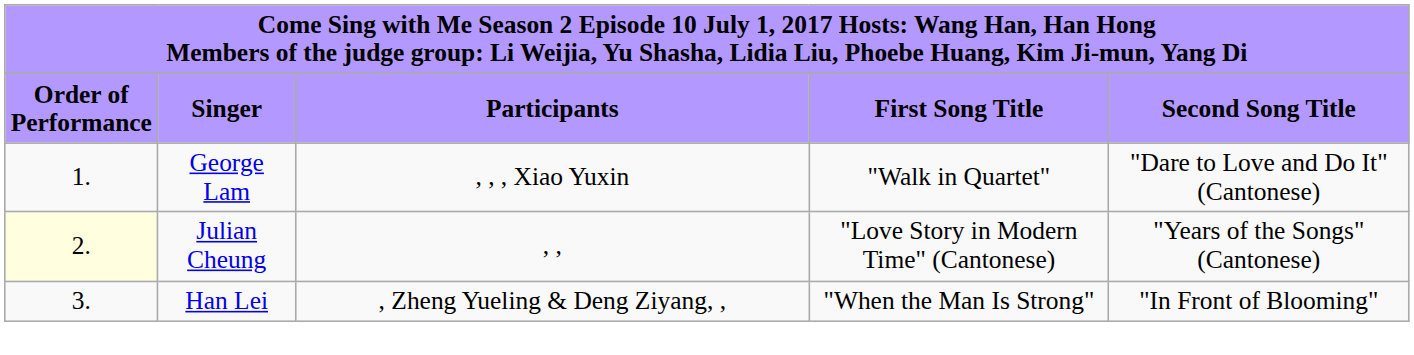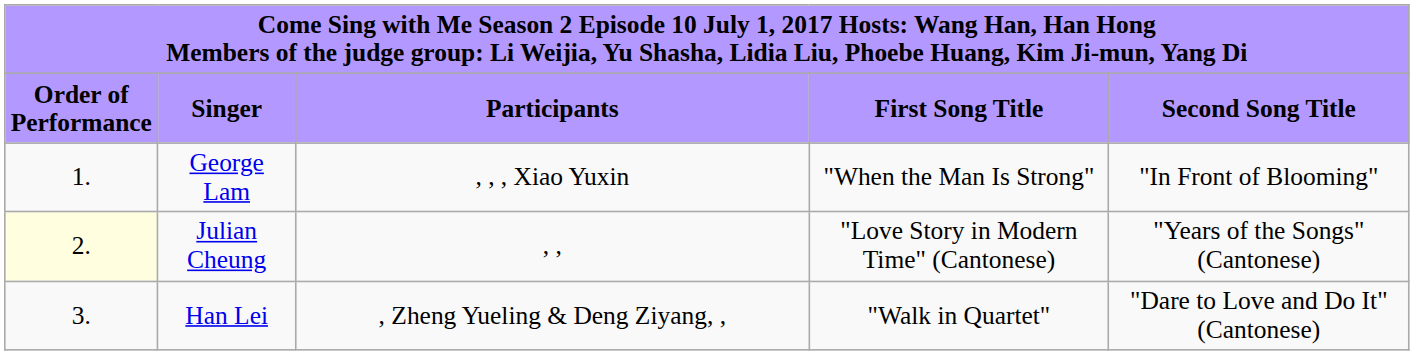(959, 176) "Walk in Quartet" -> (959, 176) "When the Man Is Strong"
(1259, 176) "Dare to Love and Do It" (Cantonese) -> (1259, 176) "In Front of Blooming"
(959, 300) "When the Man Is Strong" -> (959, 314) "Walk in Quartet"
(1259, 300) "In Front of Blooming" -> (1259, 314) "Dare to Love and Do It" (Cantonese)
